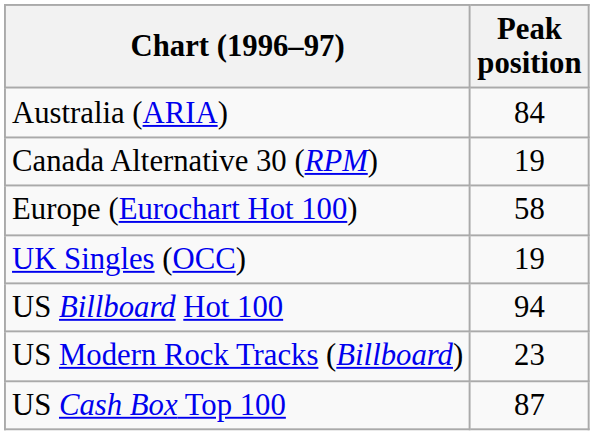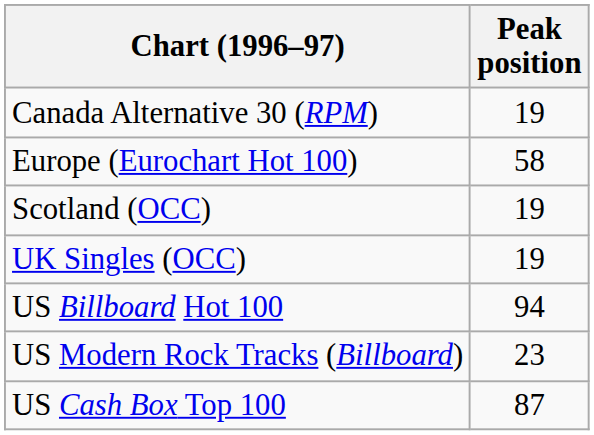- row: (120, 112)
+ row: (111, 209)
